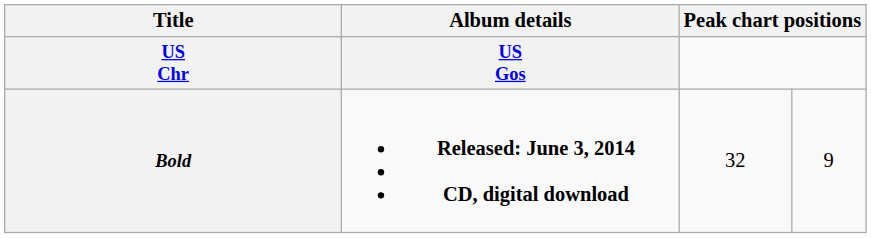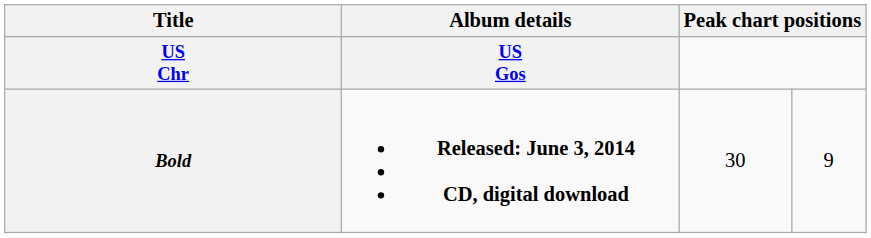(735, 160) 32 -> (735, 160) 30
